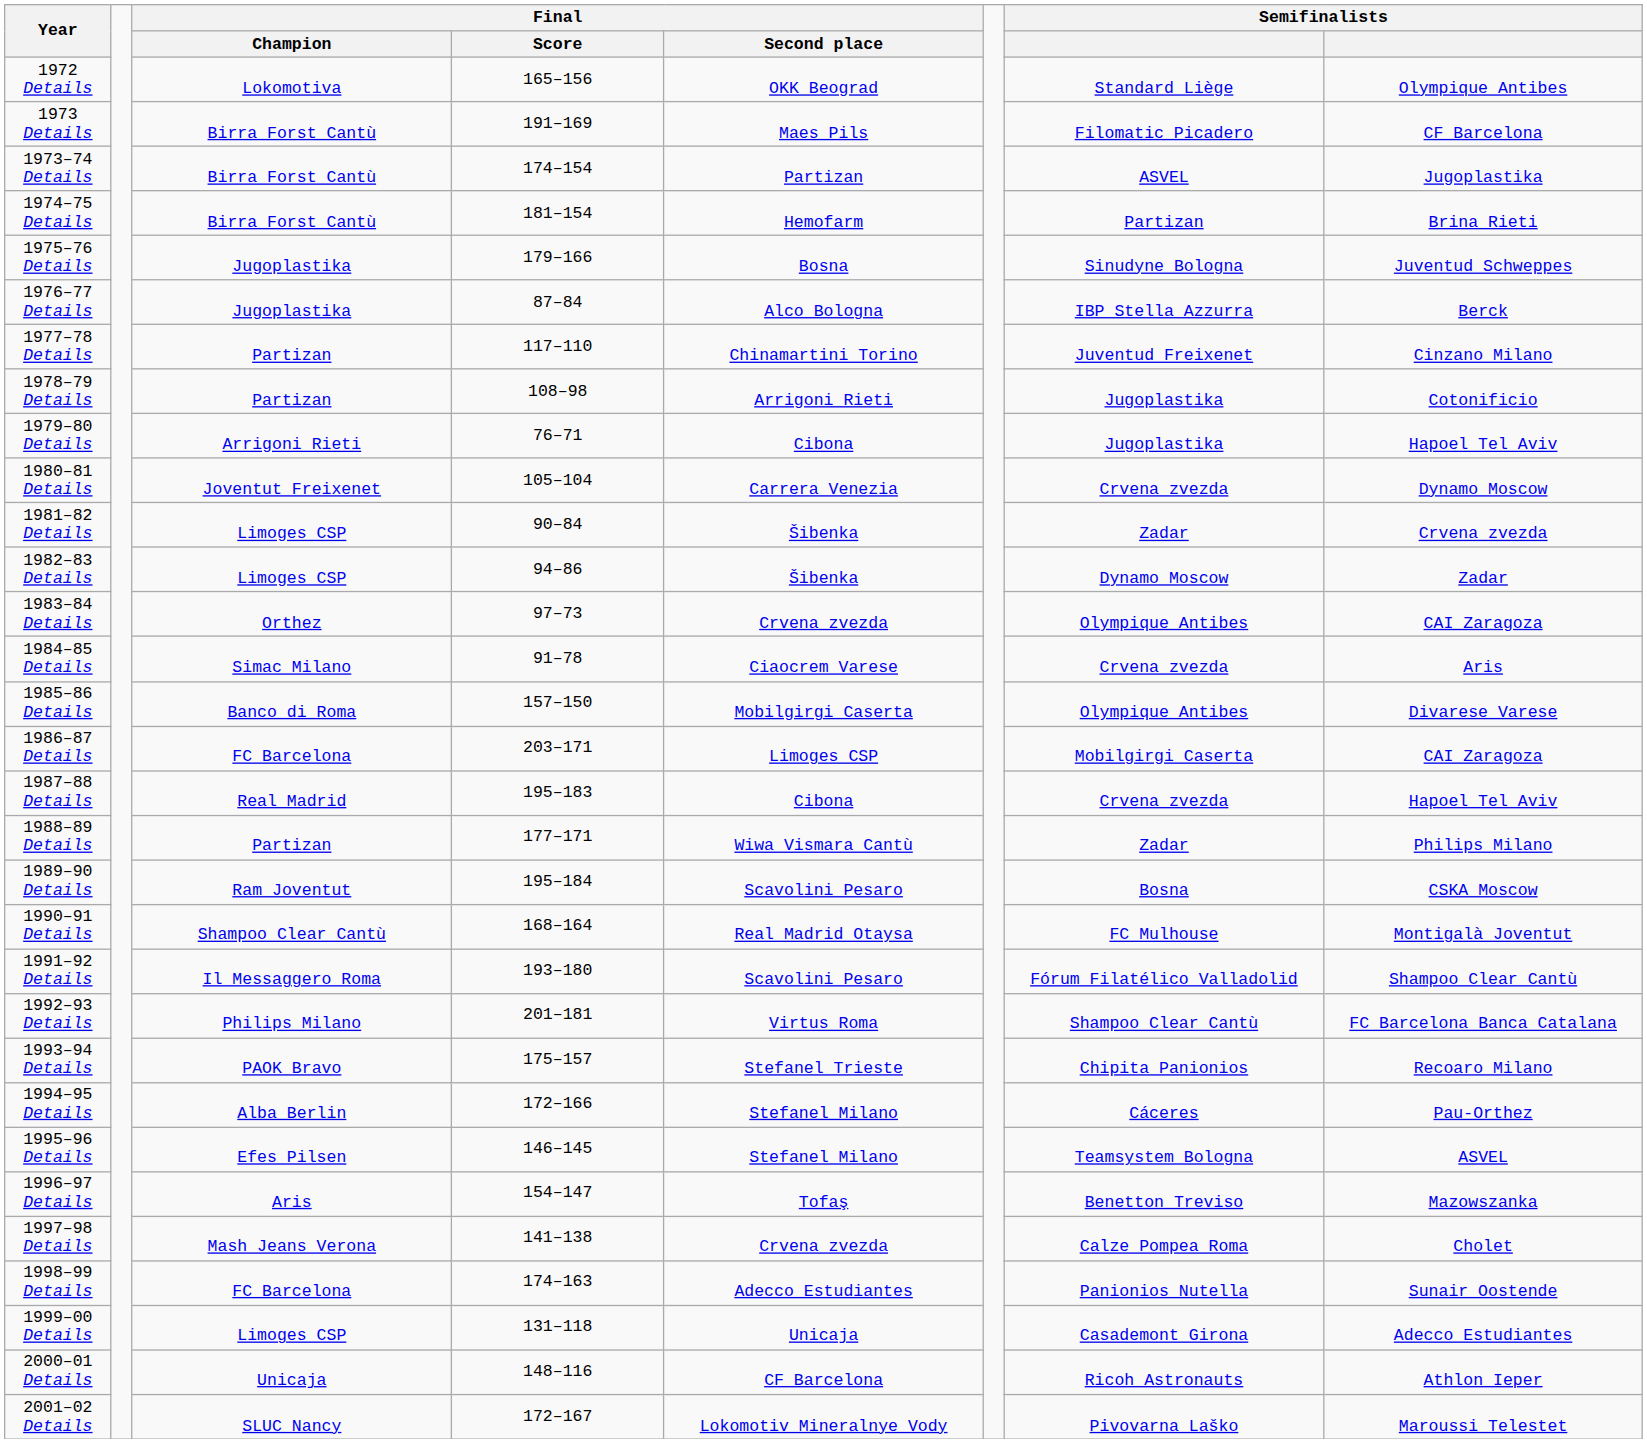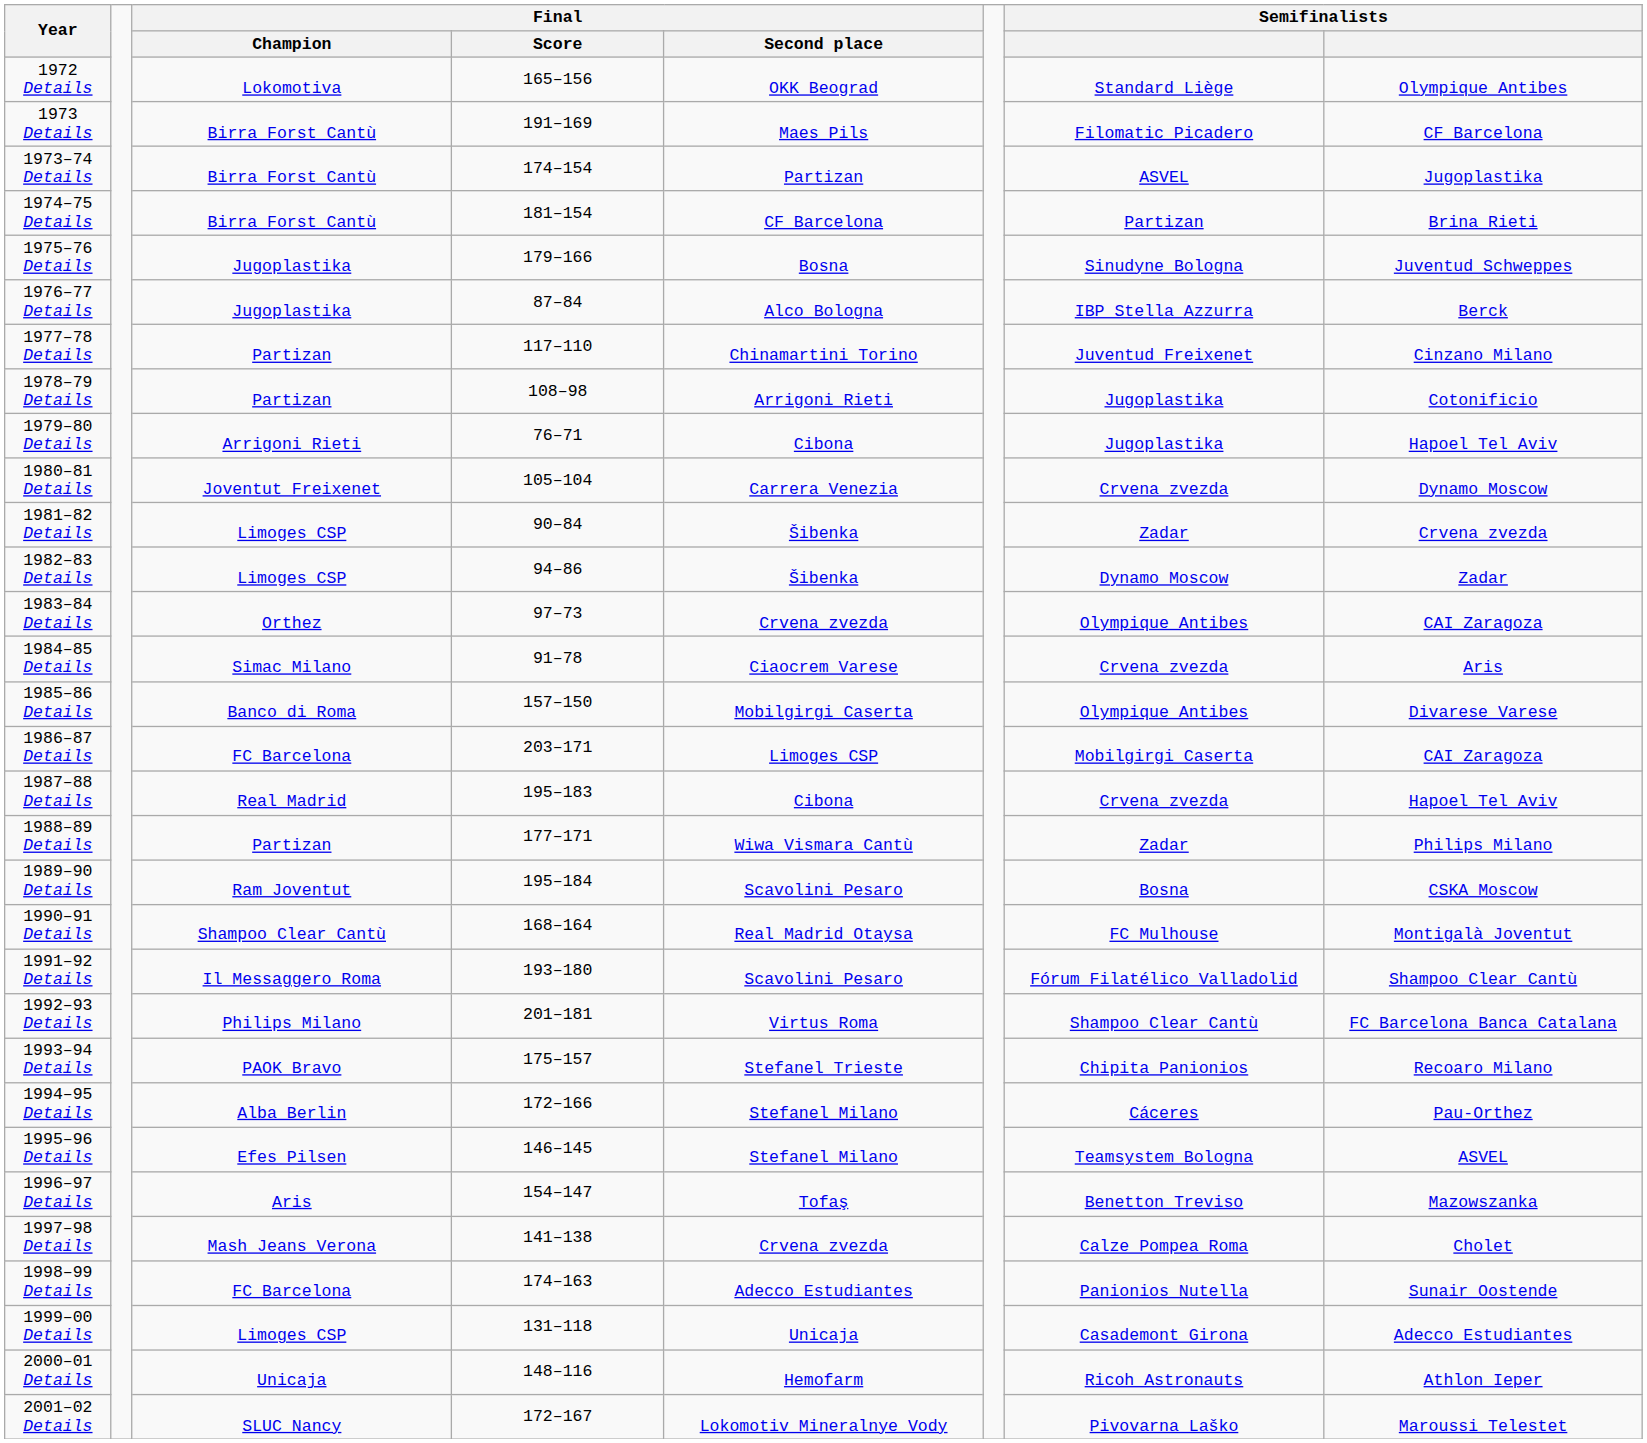(824, 222) Hemofarm -> (824, 222) CF Barcelona
(824, 1381) CF Barcelona -> (824, 1381) Hemofarm
